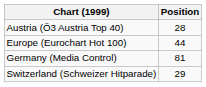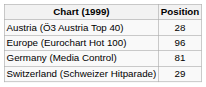(180, 43) 44 -> (180, 43) 96
